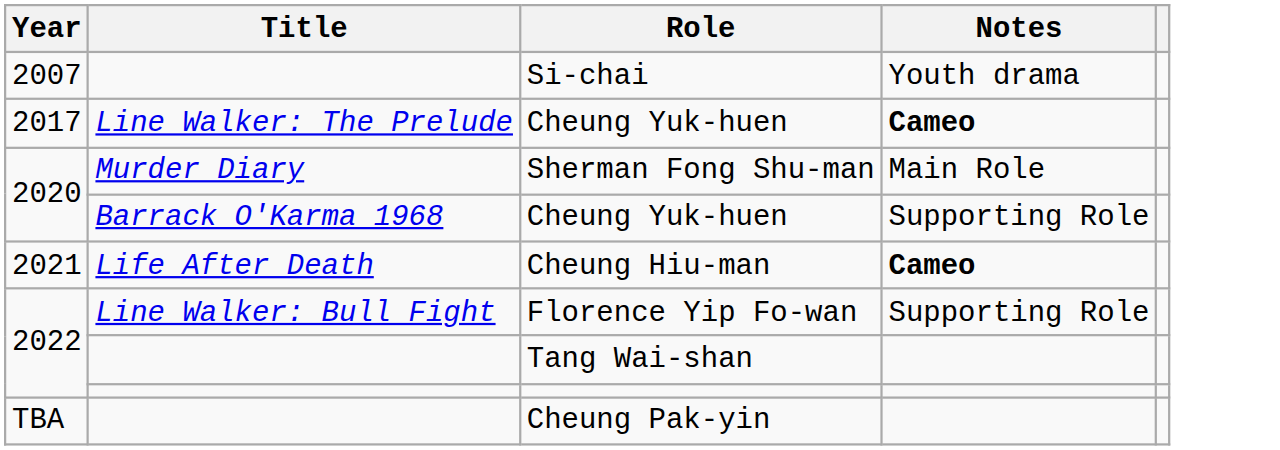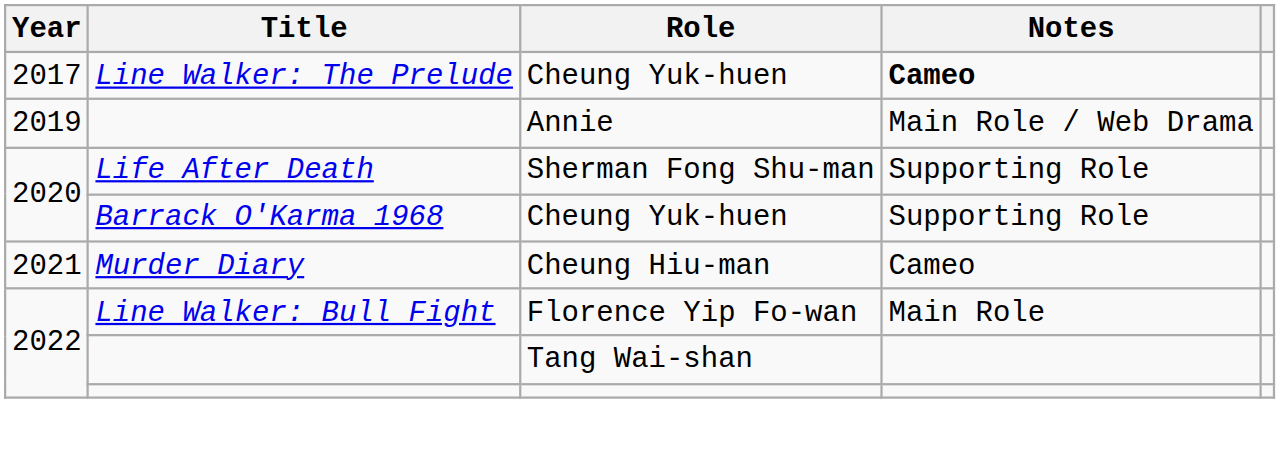- row: (47, 76)
+ row: (47, 123)
(200, 170) Murder Diary -> (235, 170) Life After Death
(967, 170) Main Role -> (1019, 170) Supporting Role
(235, 265) Life After Death -> (200, 265) Murder Diary
(932, 265) bold -> (932, 265) normal
(1019, 312) Supporting Role -> (967, 312) Main Role
- row: (38, 421)
